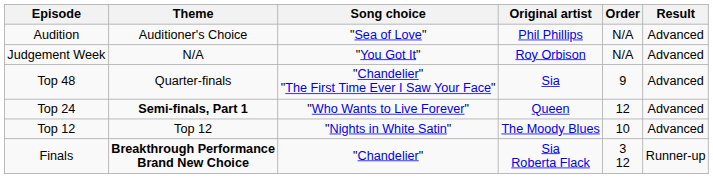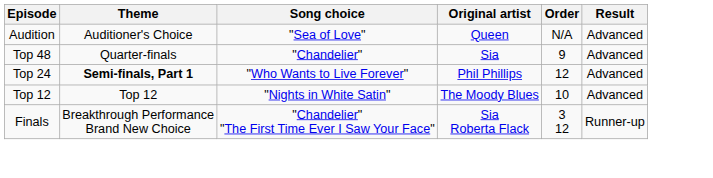(551, 34) Phil Phillips -> (490, 34) Queen
- row: (56, 54)
(388, 81) "Chandelier" "The First Time Ever I Saw Your Face" -> (327, 54) "Chandelier"
(551, 108) Queen -> (490, 74) Phil Phillips
(193, 156) bold -> (138, 121) normal
(388, 156) "Chandelier" -> (327, 121) "Chandelier" "The First Time Ever I Saw Your Face"
